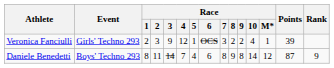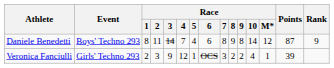rows swapped: (38, 56) <-> (39, 41)
